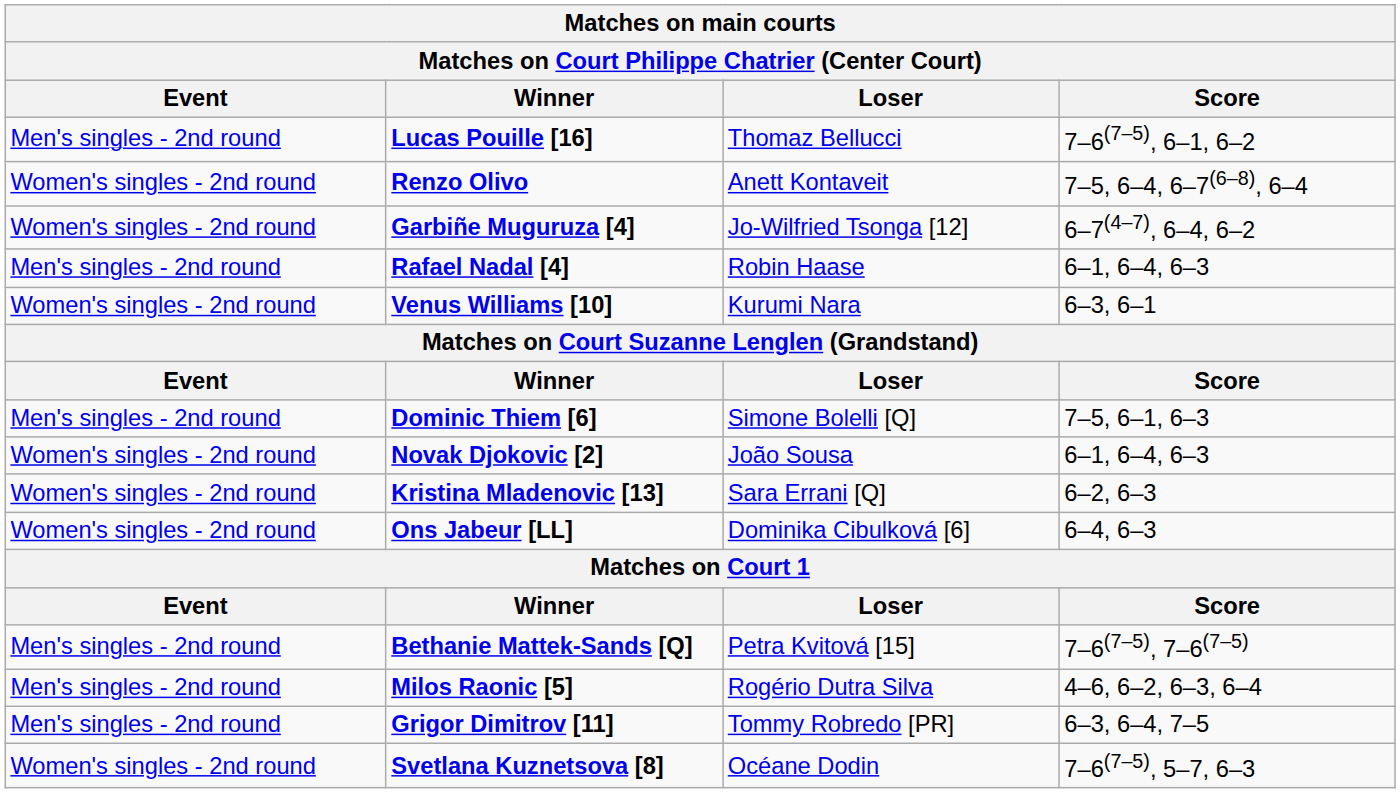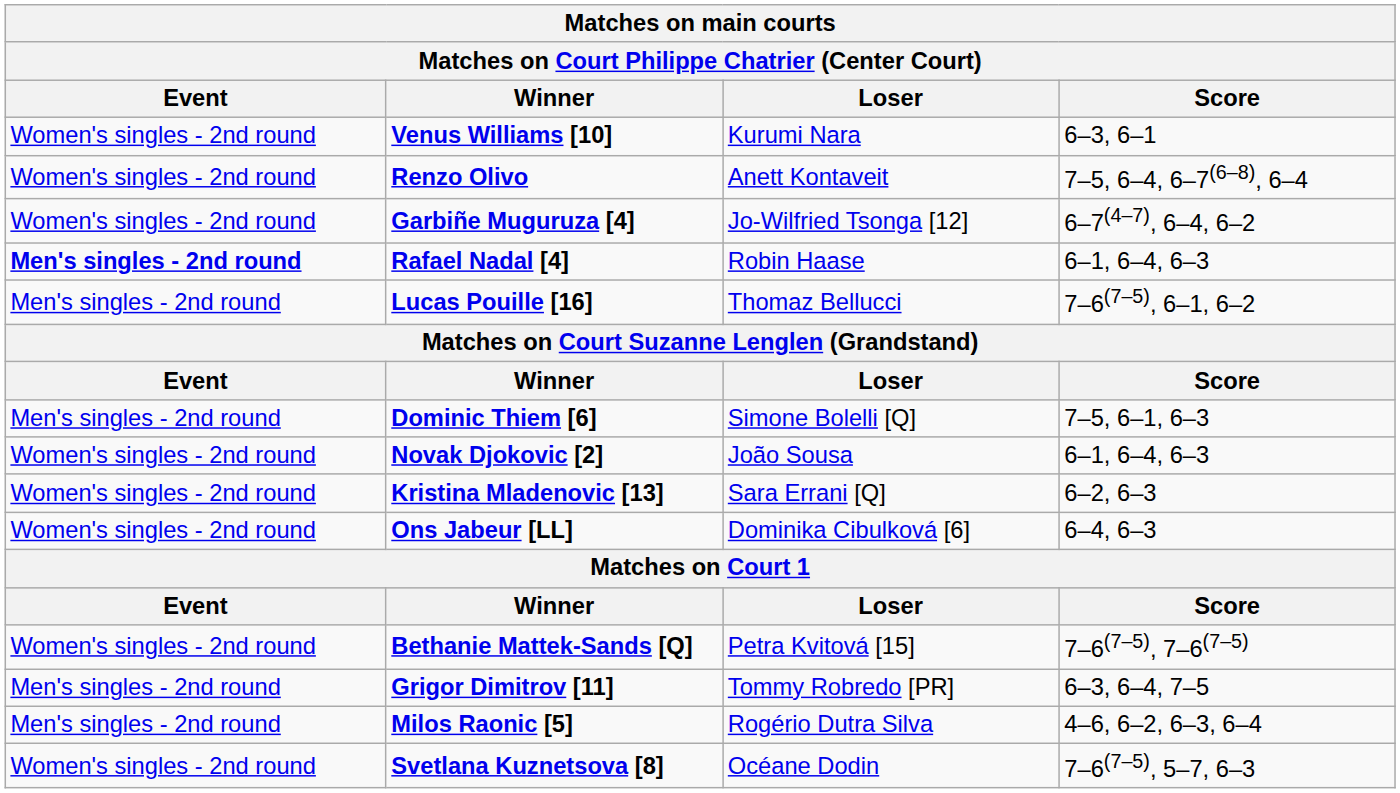rows swapped: (502, 305) <-> (492, 139)
(146, 267) normal -> (156, 261) bold
(146, 646) Men's singles - 2nd round -> (163, 646) Women's singles - 2nd round
rows swapped: (502, 724) <-> (482, 687)
